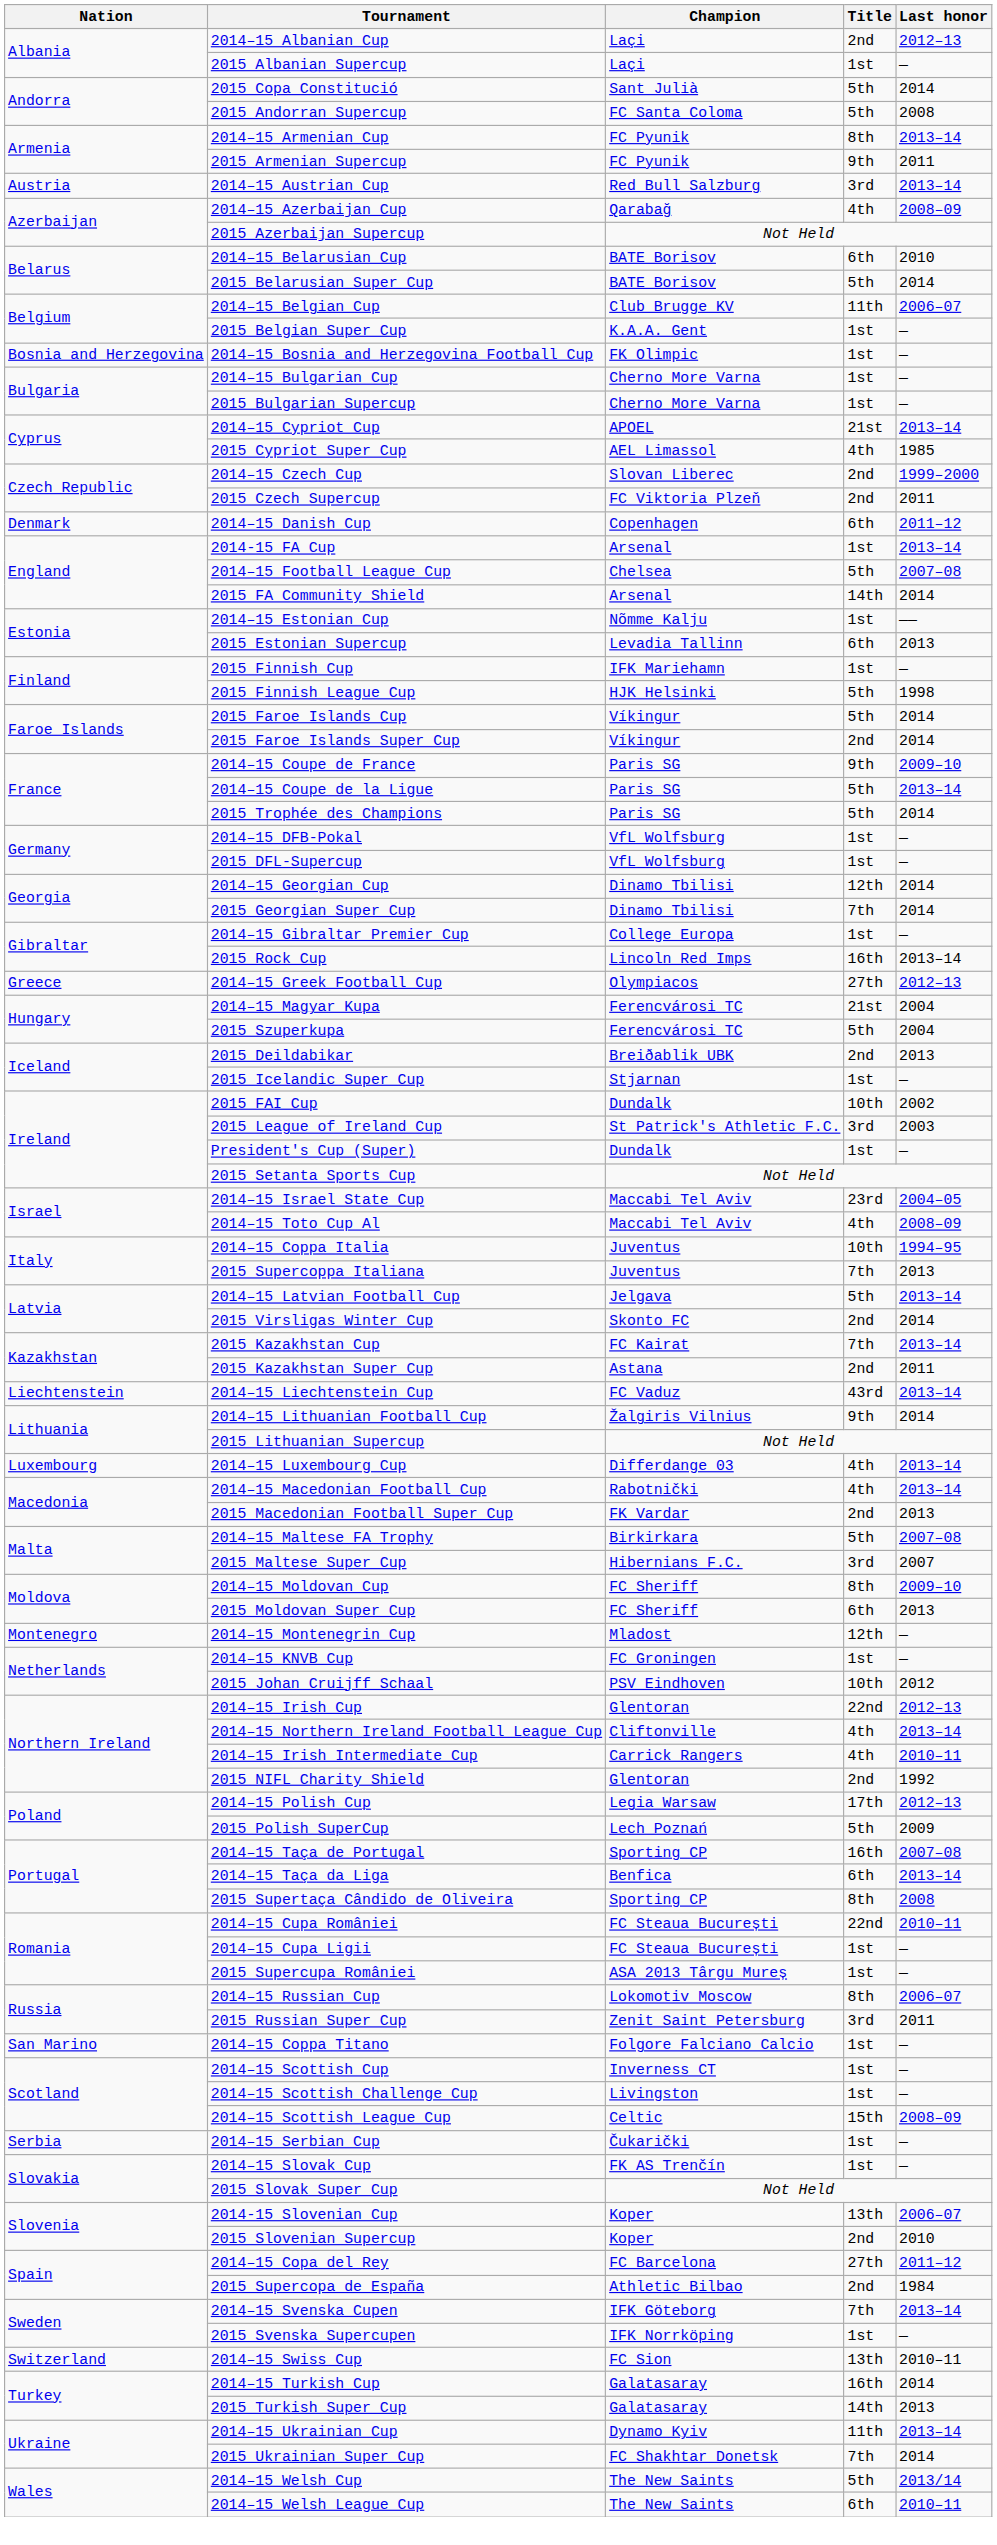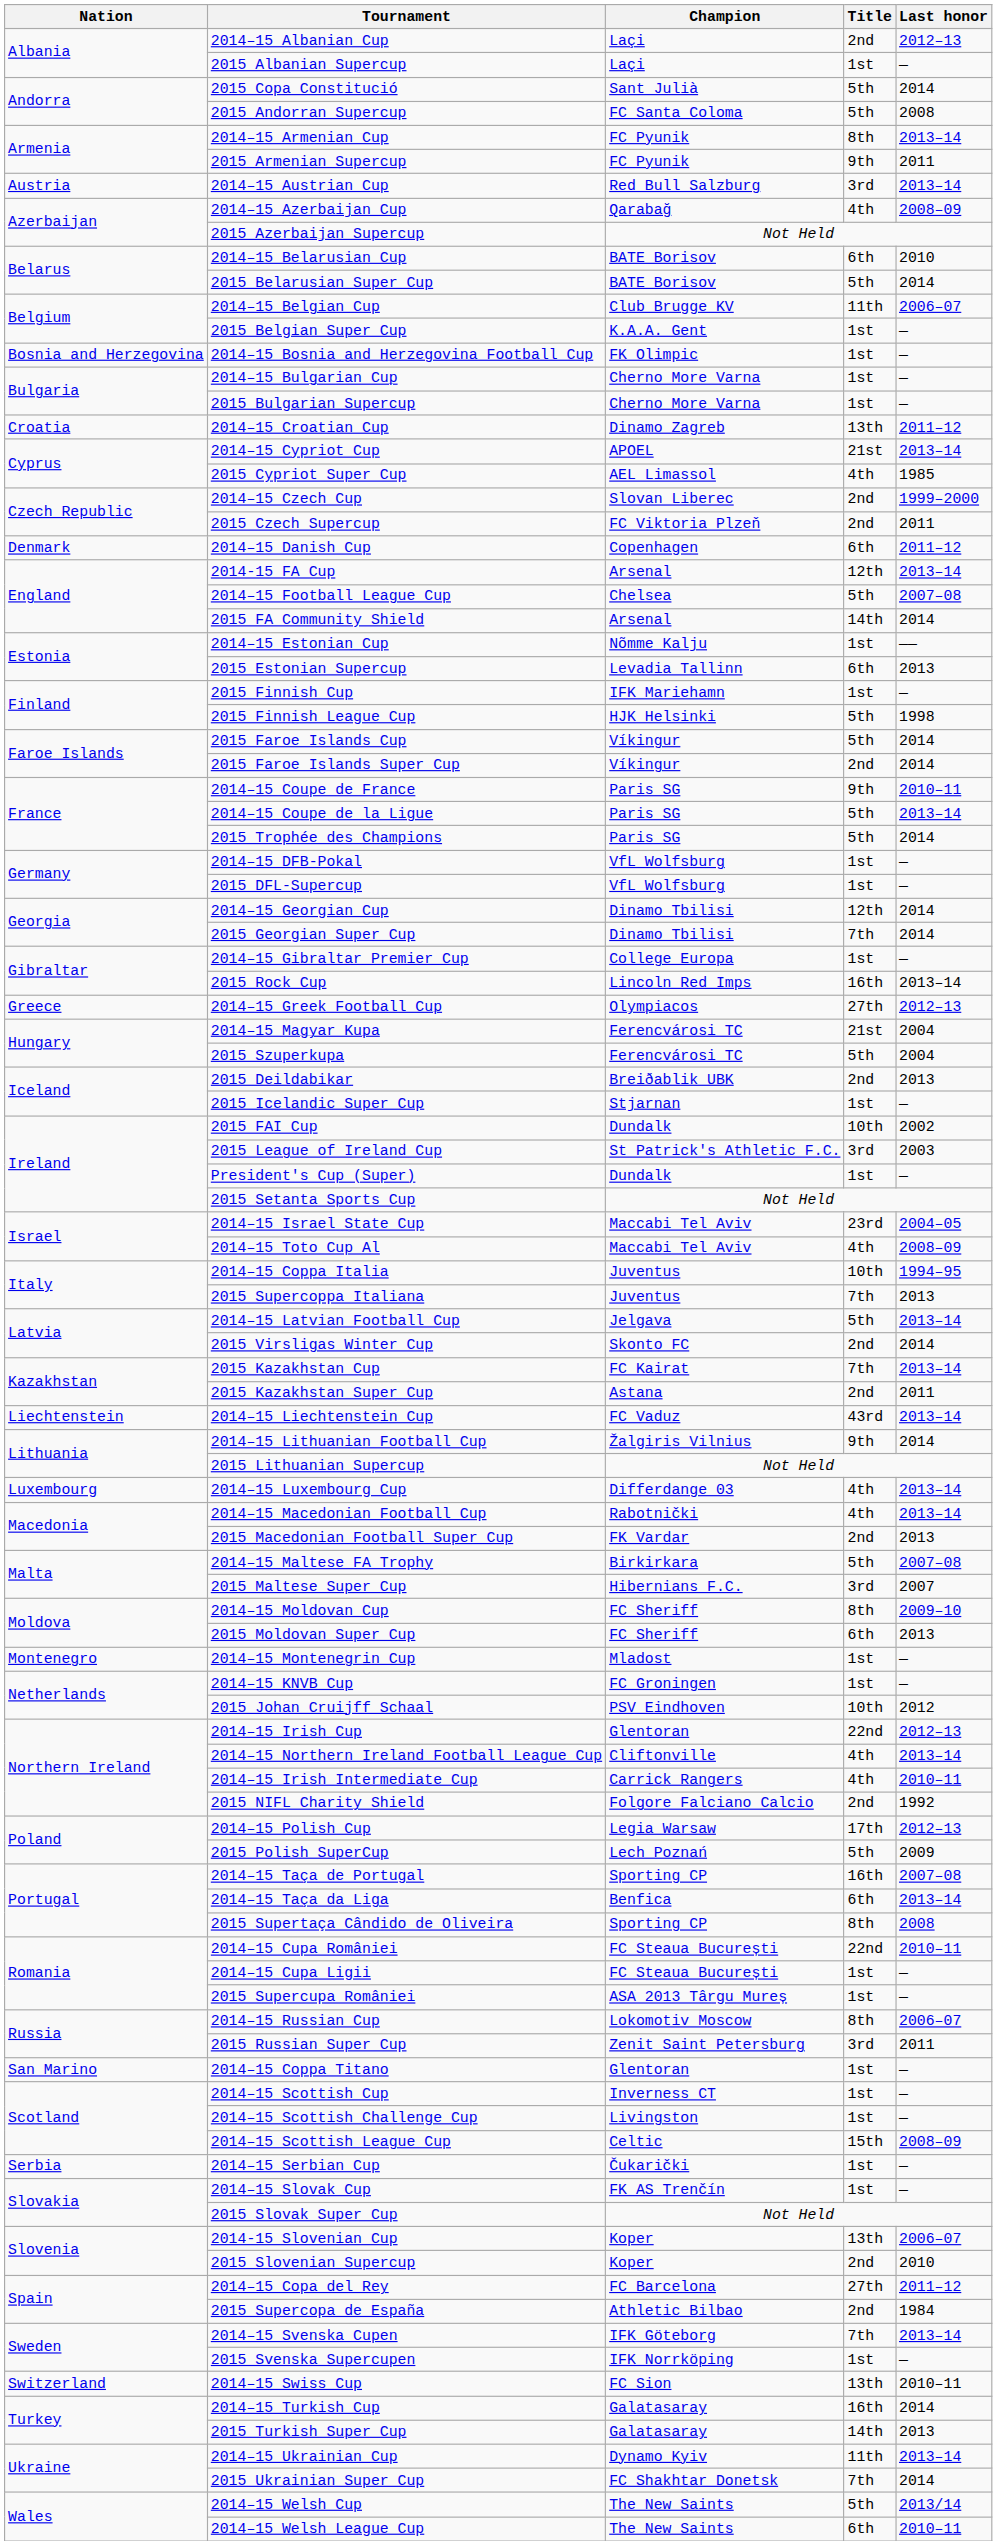+ row: (300, 427)
(861, 548) 1st -> (865, 572) 12th
(930, 765) 2009–10 -> (930, 790) 2010–11
(865, 1635) 12th -> (861, 1659) 1st
(649, 1780) Glentoran -> (711, 1804) Folgore Falciano Calcio
(711, 2046) Folgore Falciano Calcio -> (649, 2070) Glentoran
